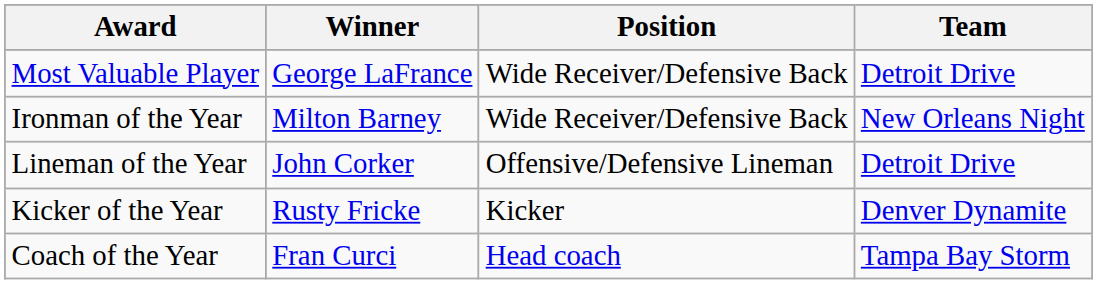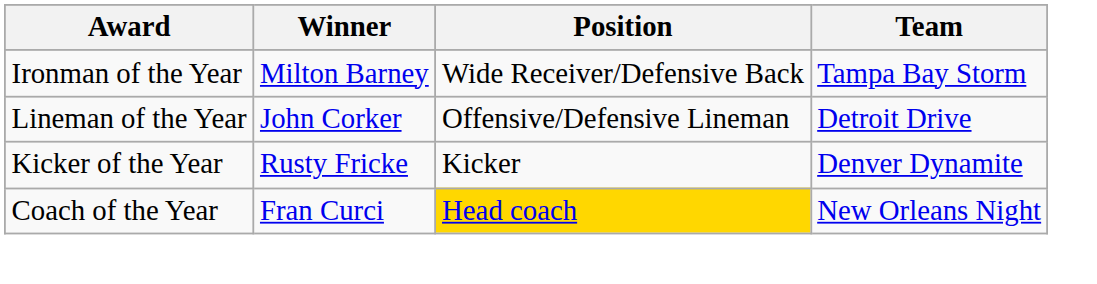- row: (135, 73)
(973, 118) New Orleans Night -> (922, 73) Tampa Bay Storm
(553, 255) no background -> (510, 210) gold background
(965, 255) Tampa Bay Storm -> (929, 210) New Orleans Night
